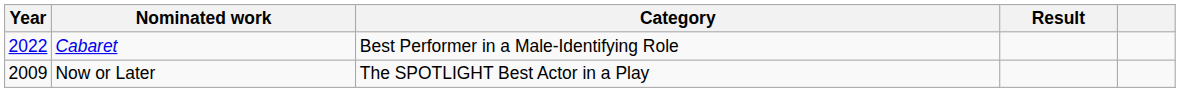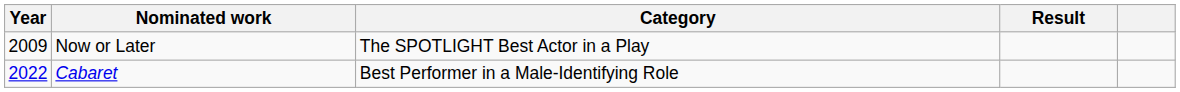rows swapped: (105, 73) <-> (86, 45)
